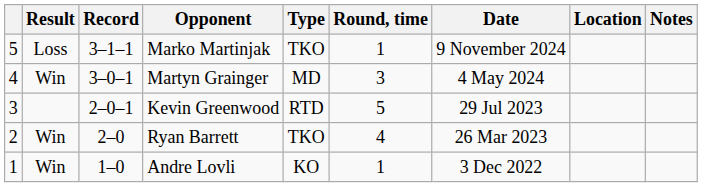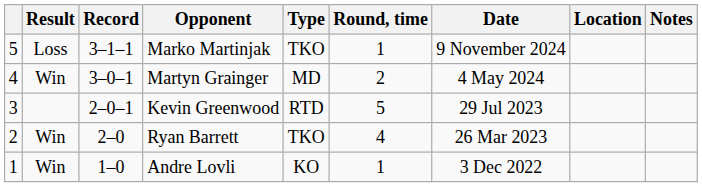(381, 78) 3 -> (381, 78) 2
